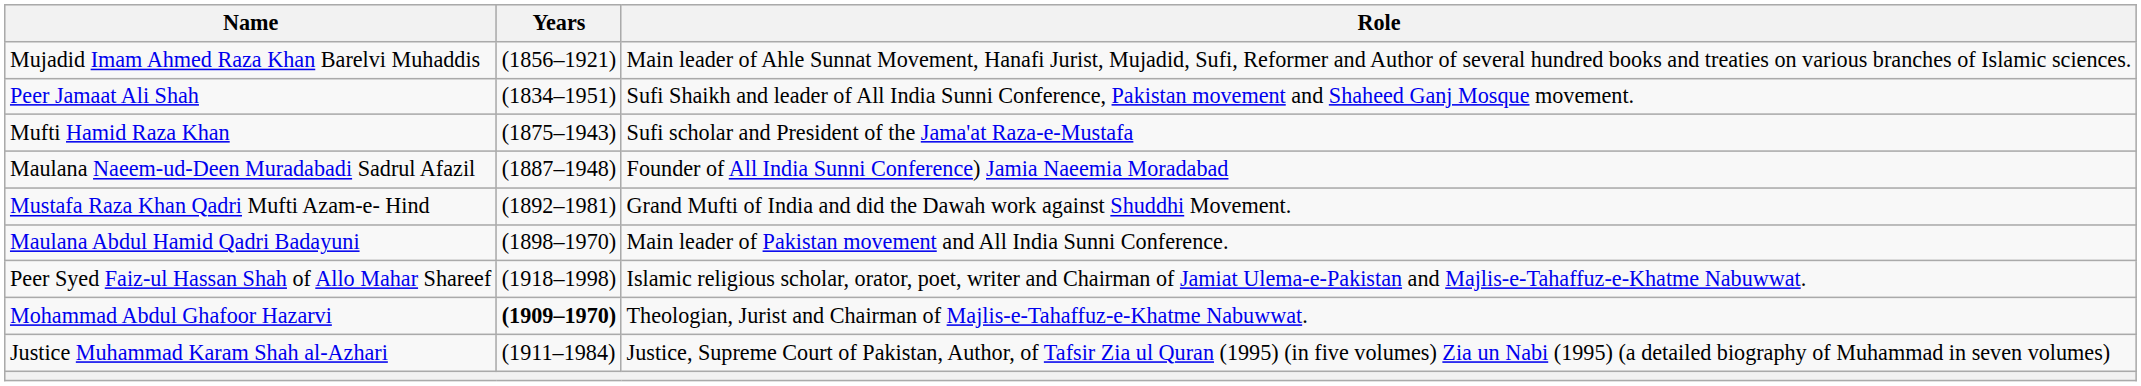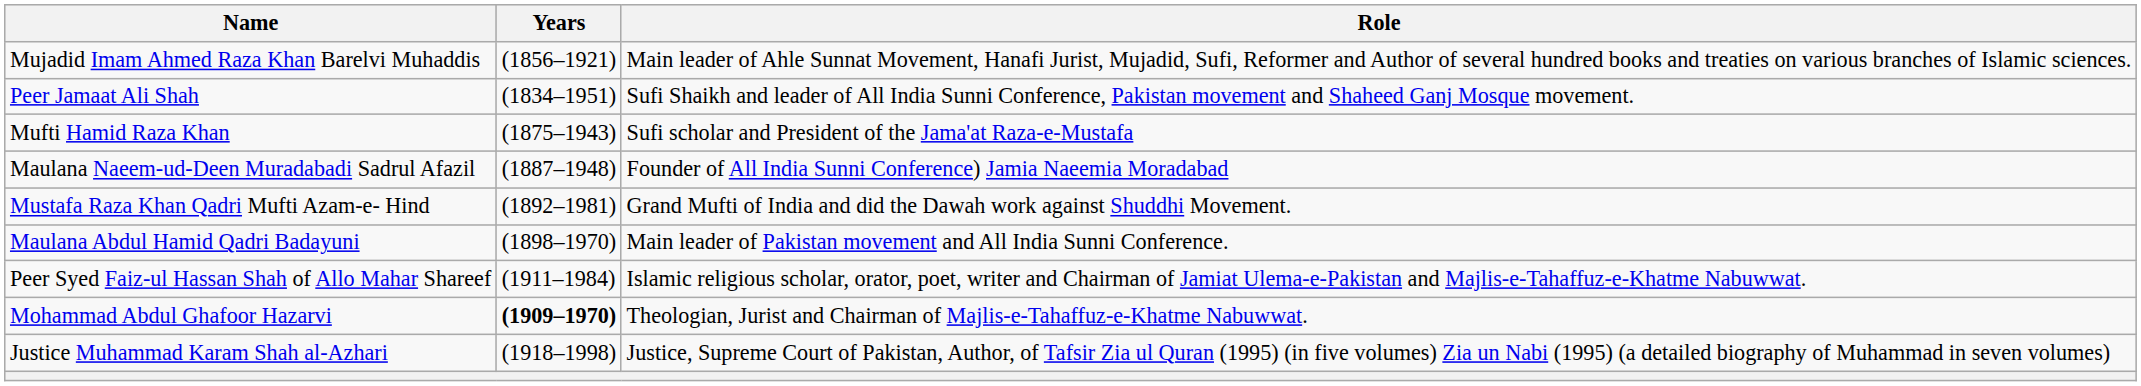(559, 279) (1918–1998) -> (559, 279) (1911–1984)
(559, 352) (1911–1984) -> (559, 352) (1918–1998)
